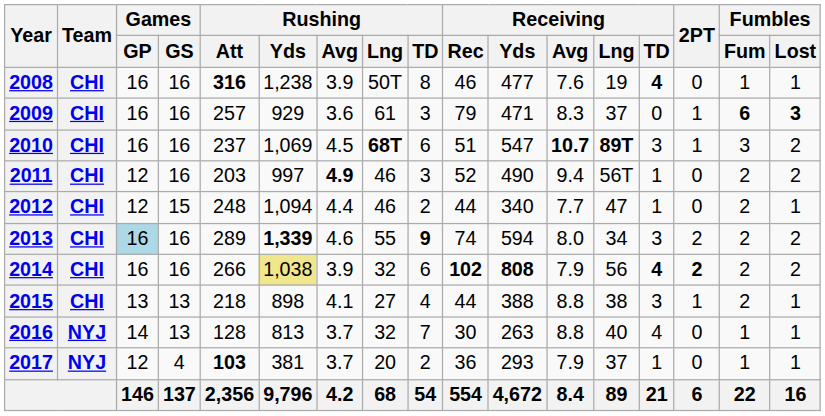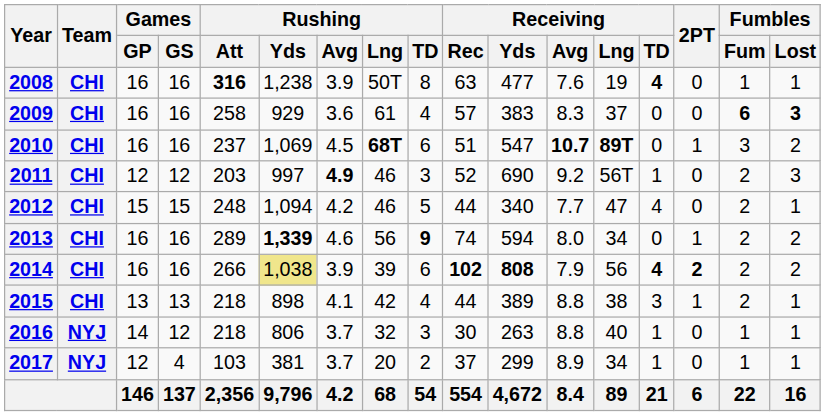(466, 82) 46 -> (466, 82) 63
(229, 113) 257 -> (229, 113) 258
(425, 113) 3 -> (425, 113) 4
(466, 113) 79 -> (466, 113) 57
(517, 113) 471 -> (517, 113) 383
(697, 113) 1 -> (697, 113) 0
(657, 144) 3 -> (657, 144) 0
(179, 176) 16 -> (179, 176) 12
(517, 176) 490 -> (517, 176) 690
(570, 176) 9.4 -> (570, 176) 9.2
(795, 176) 2 -> (795, 176) 3
(137, 207) 12 -> (137, 207) 15
(340, 207) 4.4 -> (340, 207) 4.2
(425, 207) 2 -> (425, 207) 5
(657, 207) 1 -> (657, 207) 4
(137, 238) lightblue background -> (137, 238) no background
(385, 238) 55 -> (385, 238) 56
(657, 238) 3 -> (657, 238) 0
(697, 238) 2 -> (697, 238) 1
(385, 269) 32 -> (385, 269) 39
(385, 301) 27 -> (385, 301) 42
(517, 301) 388 -> (517, 301) 389
(179, 332) 13 -> (179, 332) 12
(229, 332) 128 -> (229, 332) 218
(288, 332) 813 -> (288, 332) 806
(425, 332) 7 -> (425, 332) 3
(657, 332) 4 -> (657, 332) 1
(229, 363) bold -> (229, 363) normal
(466, 363) 36 -> (466, 363) 37
(517, 363) 293 -> (517, 363) 299
(570, 363) 7.9 -> (570, 363) 8.9
(616, 363) 37 -> (616, 363) 34
